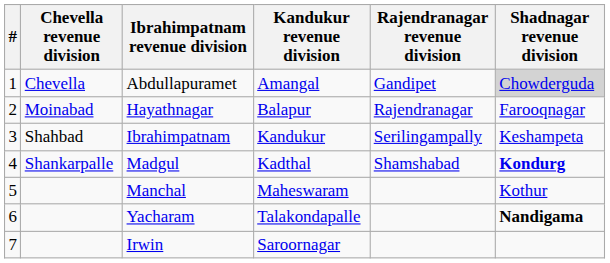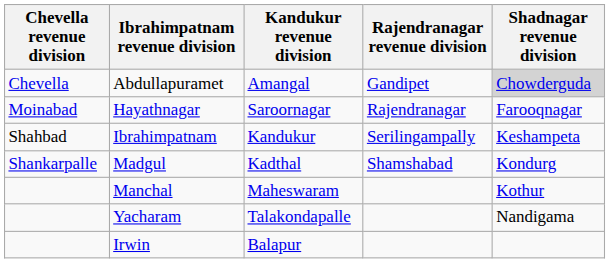- column: (13, 37)
(284, 109) Balapur -> (289, 109) Saroornagar
(532, 163) bold -> (526, 163) normal
(541, 217) bold -> (535, 217) normal
(299, 244) Saroornagar -> (274, 244) Balapur
